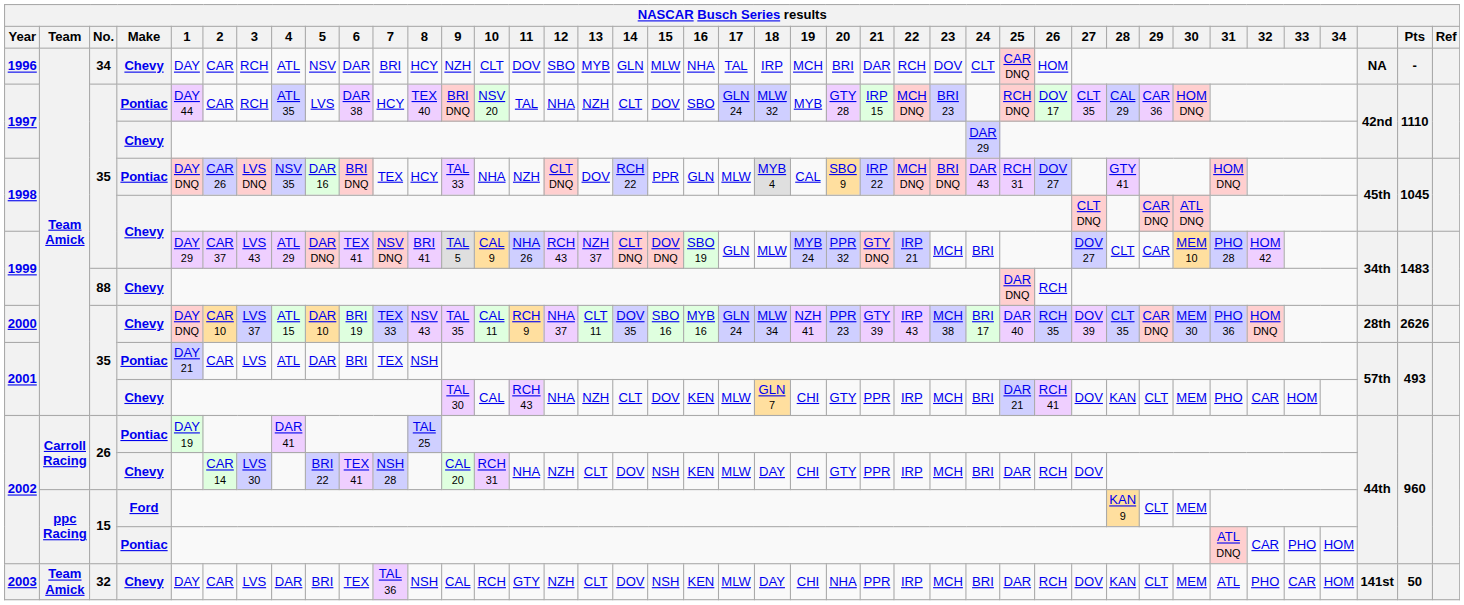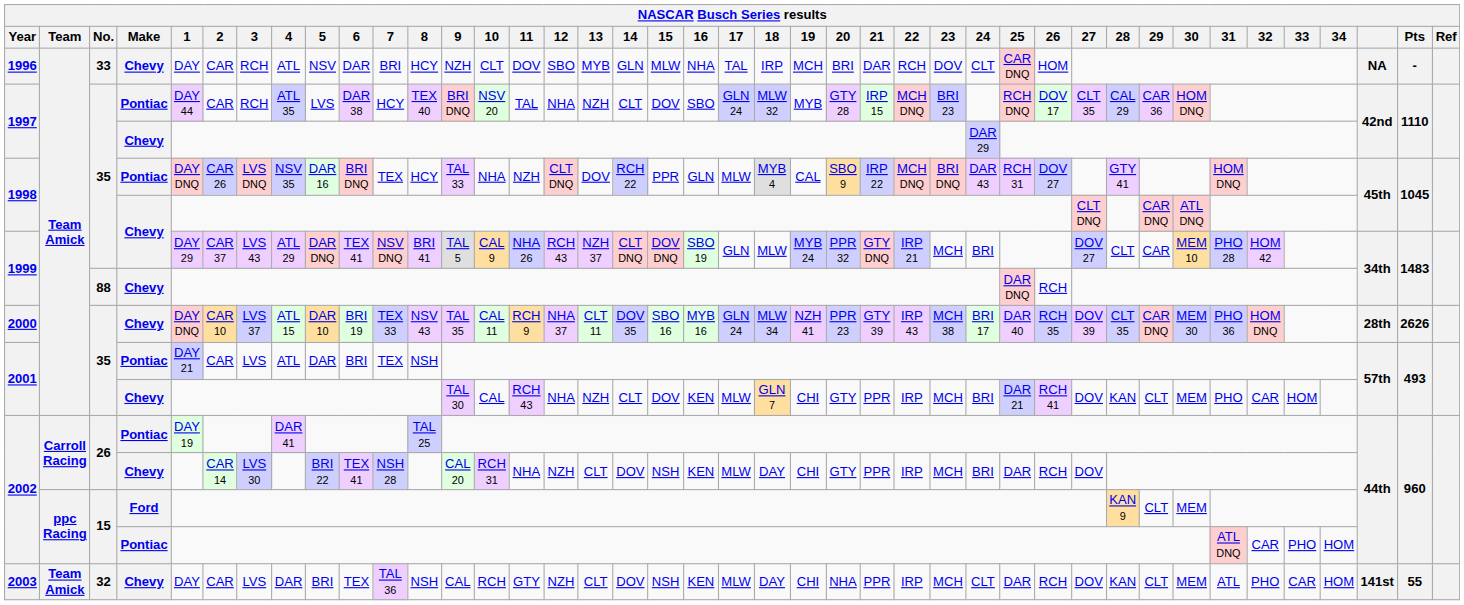(104, 66) 34 -> (104, 66) 33
(983, 582) BRI -> (983, 582) CLT
(1415, 582) 50 -> (1415, 582) 55
